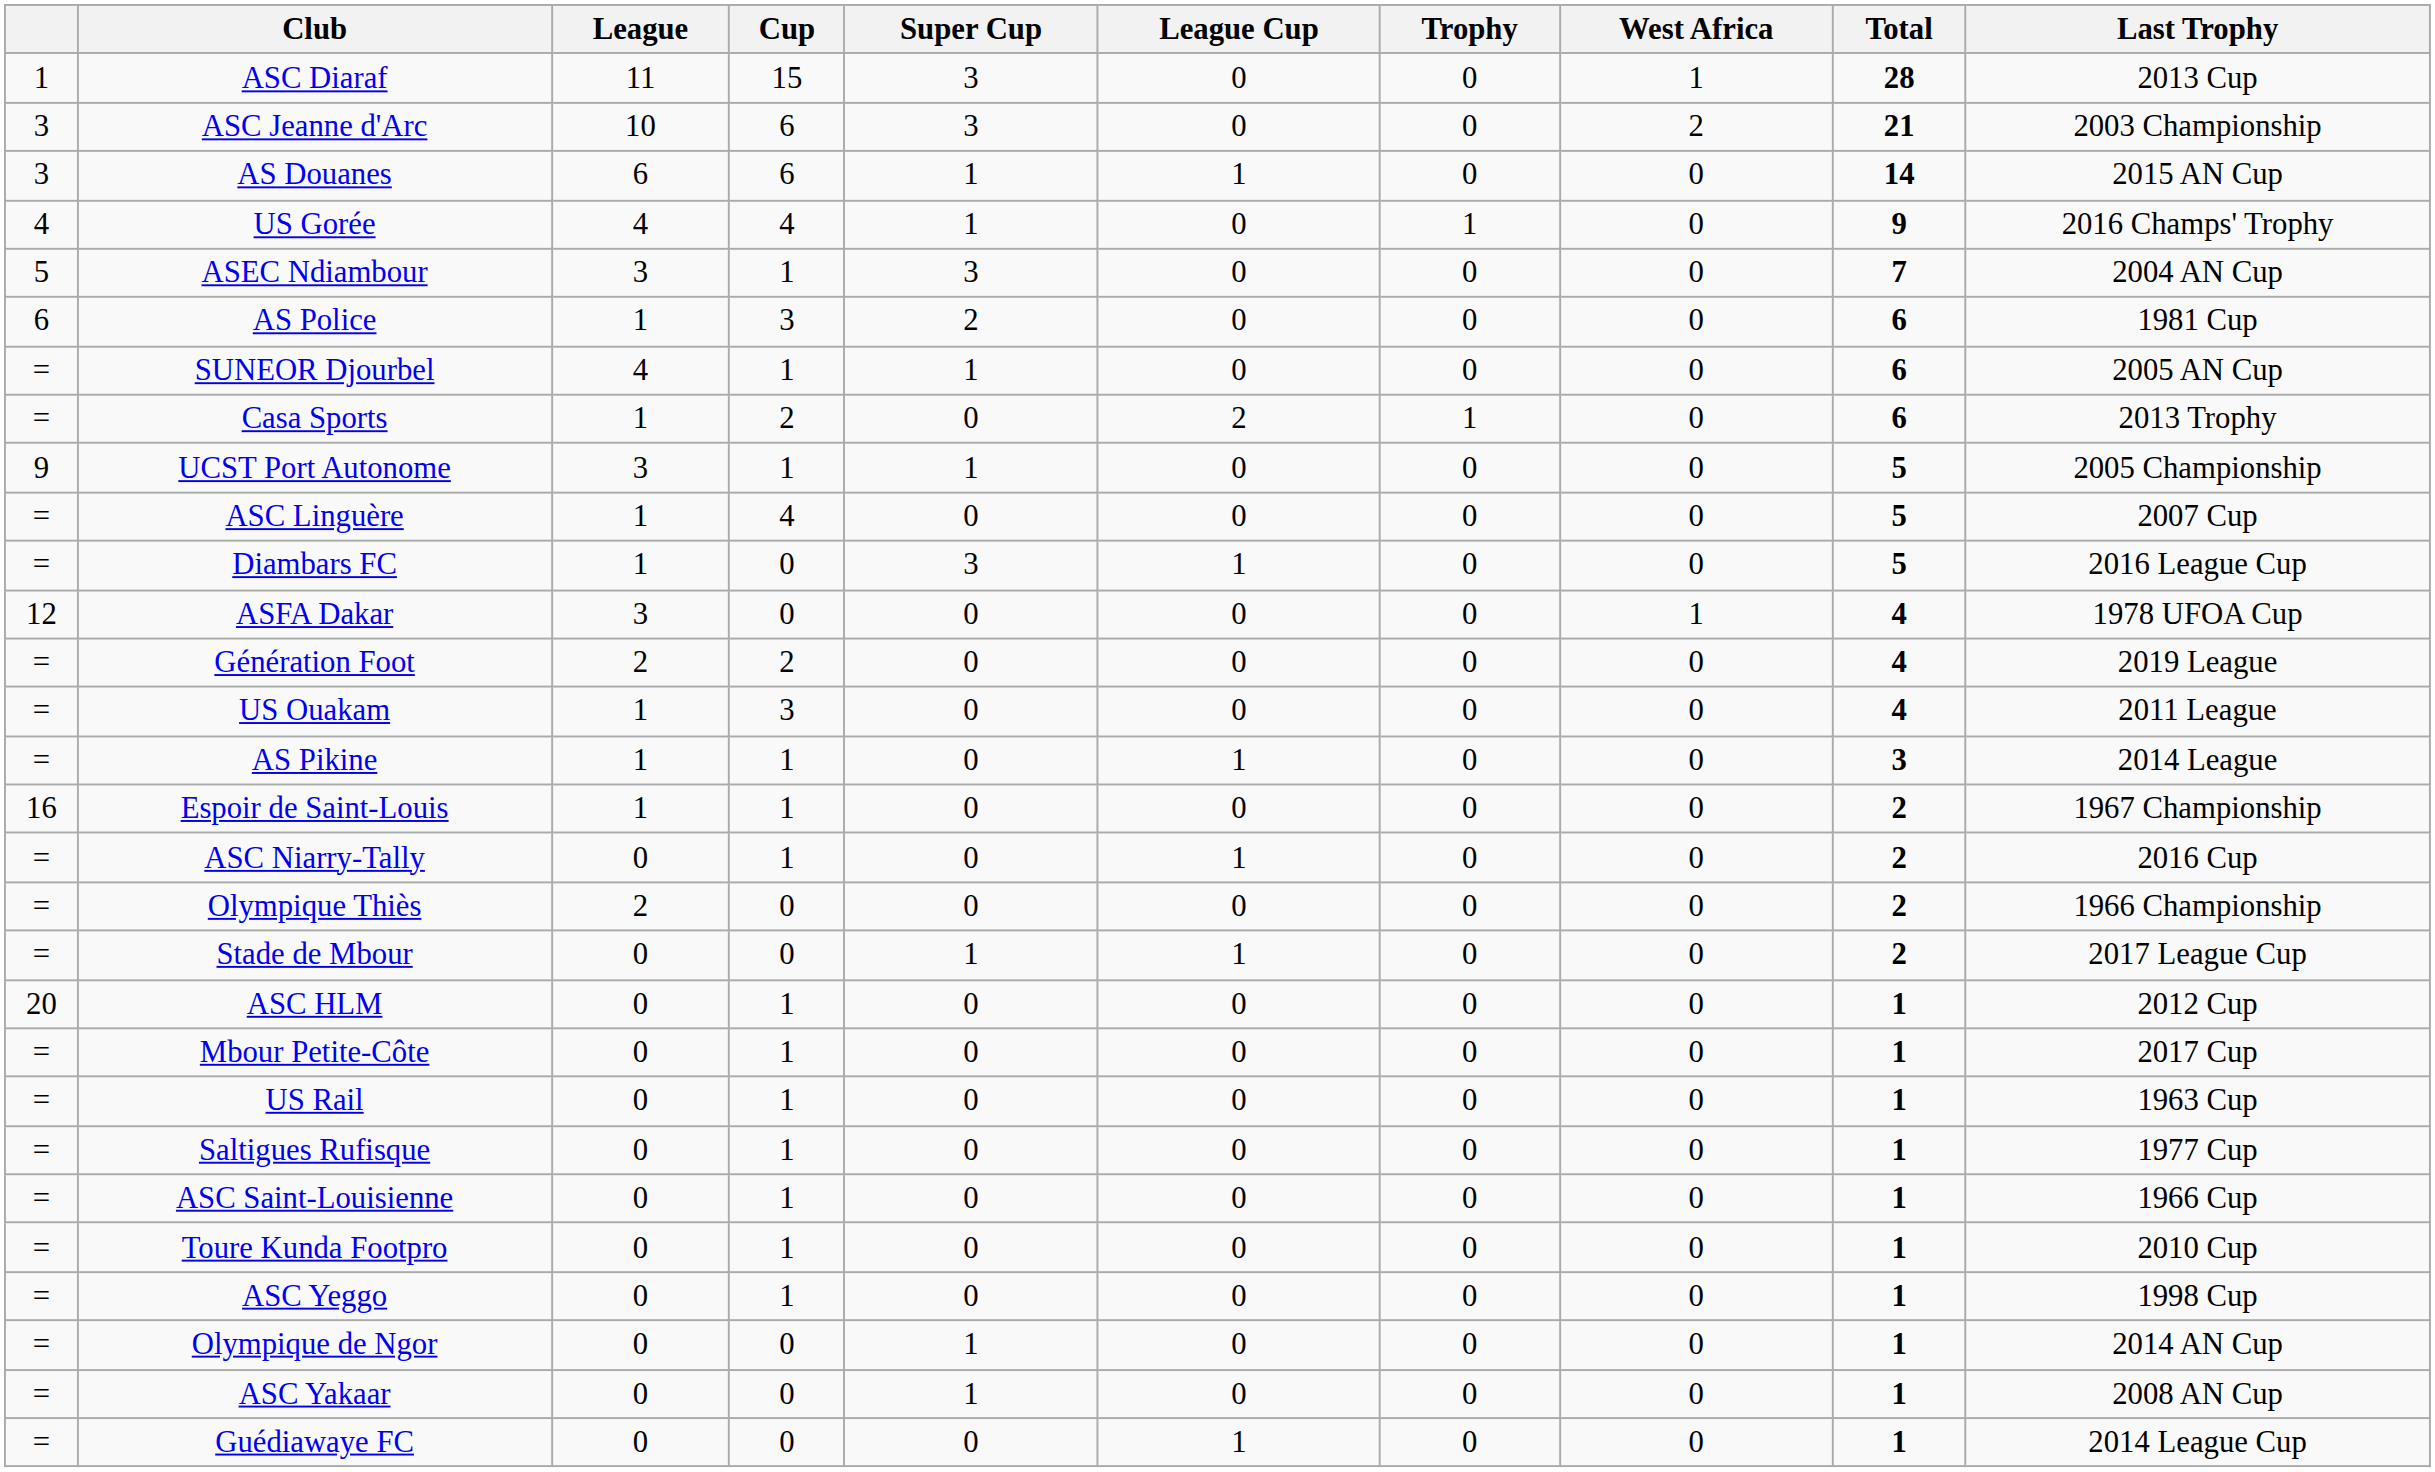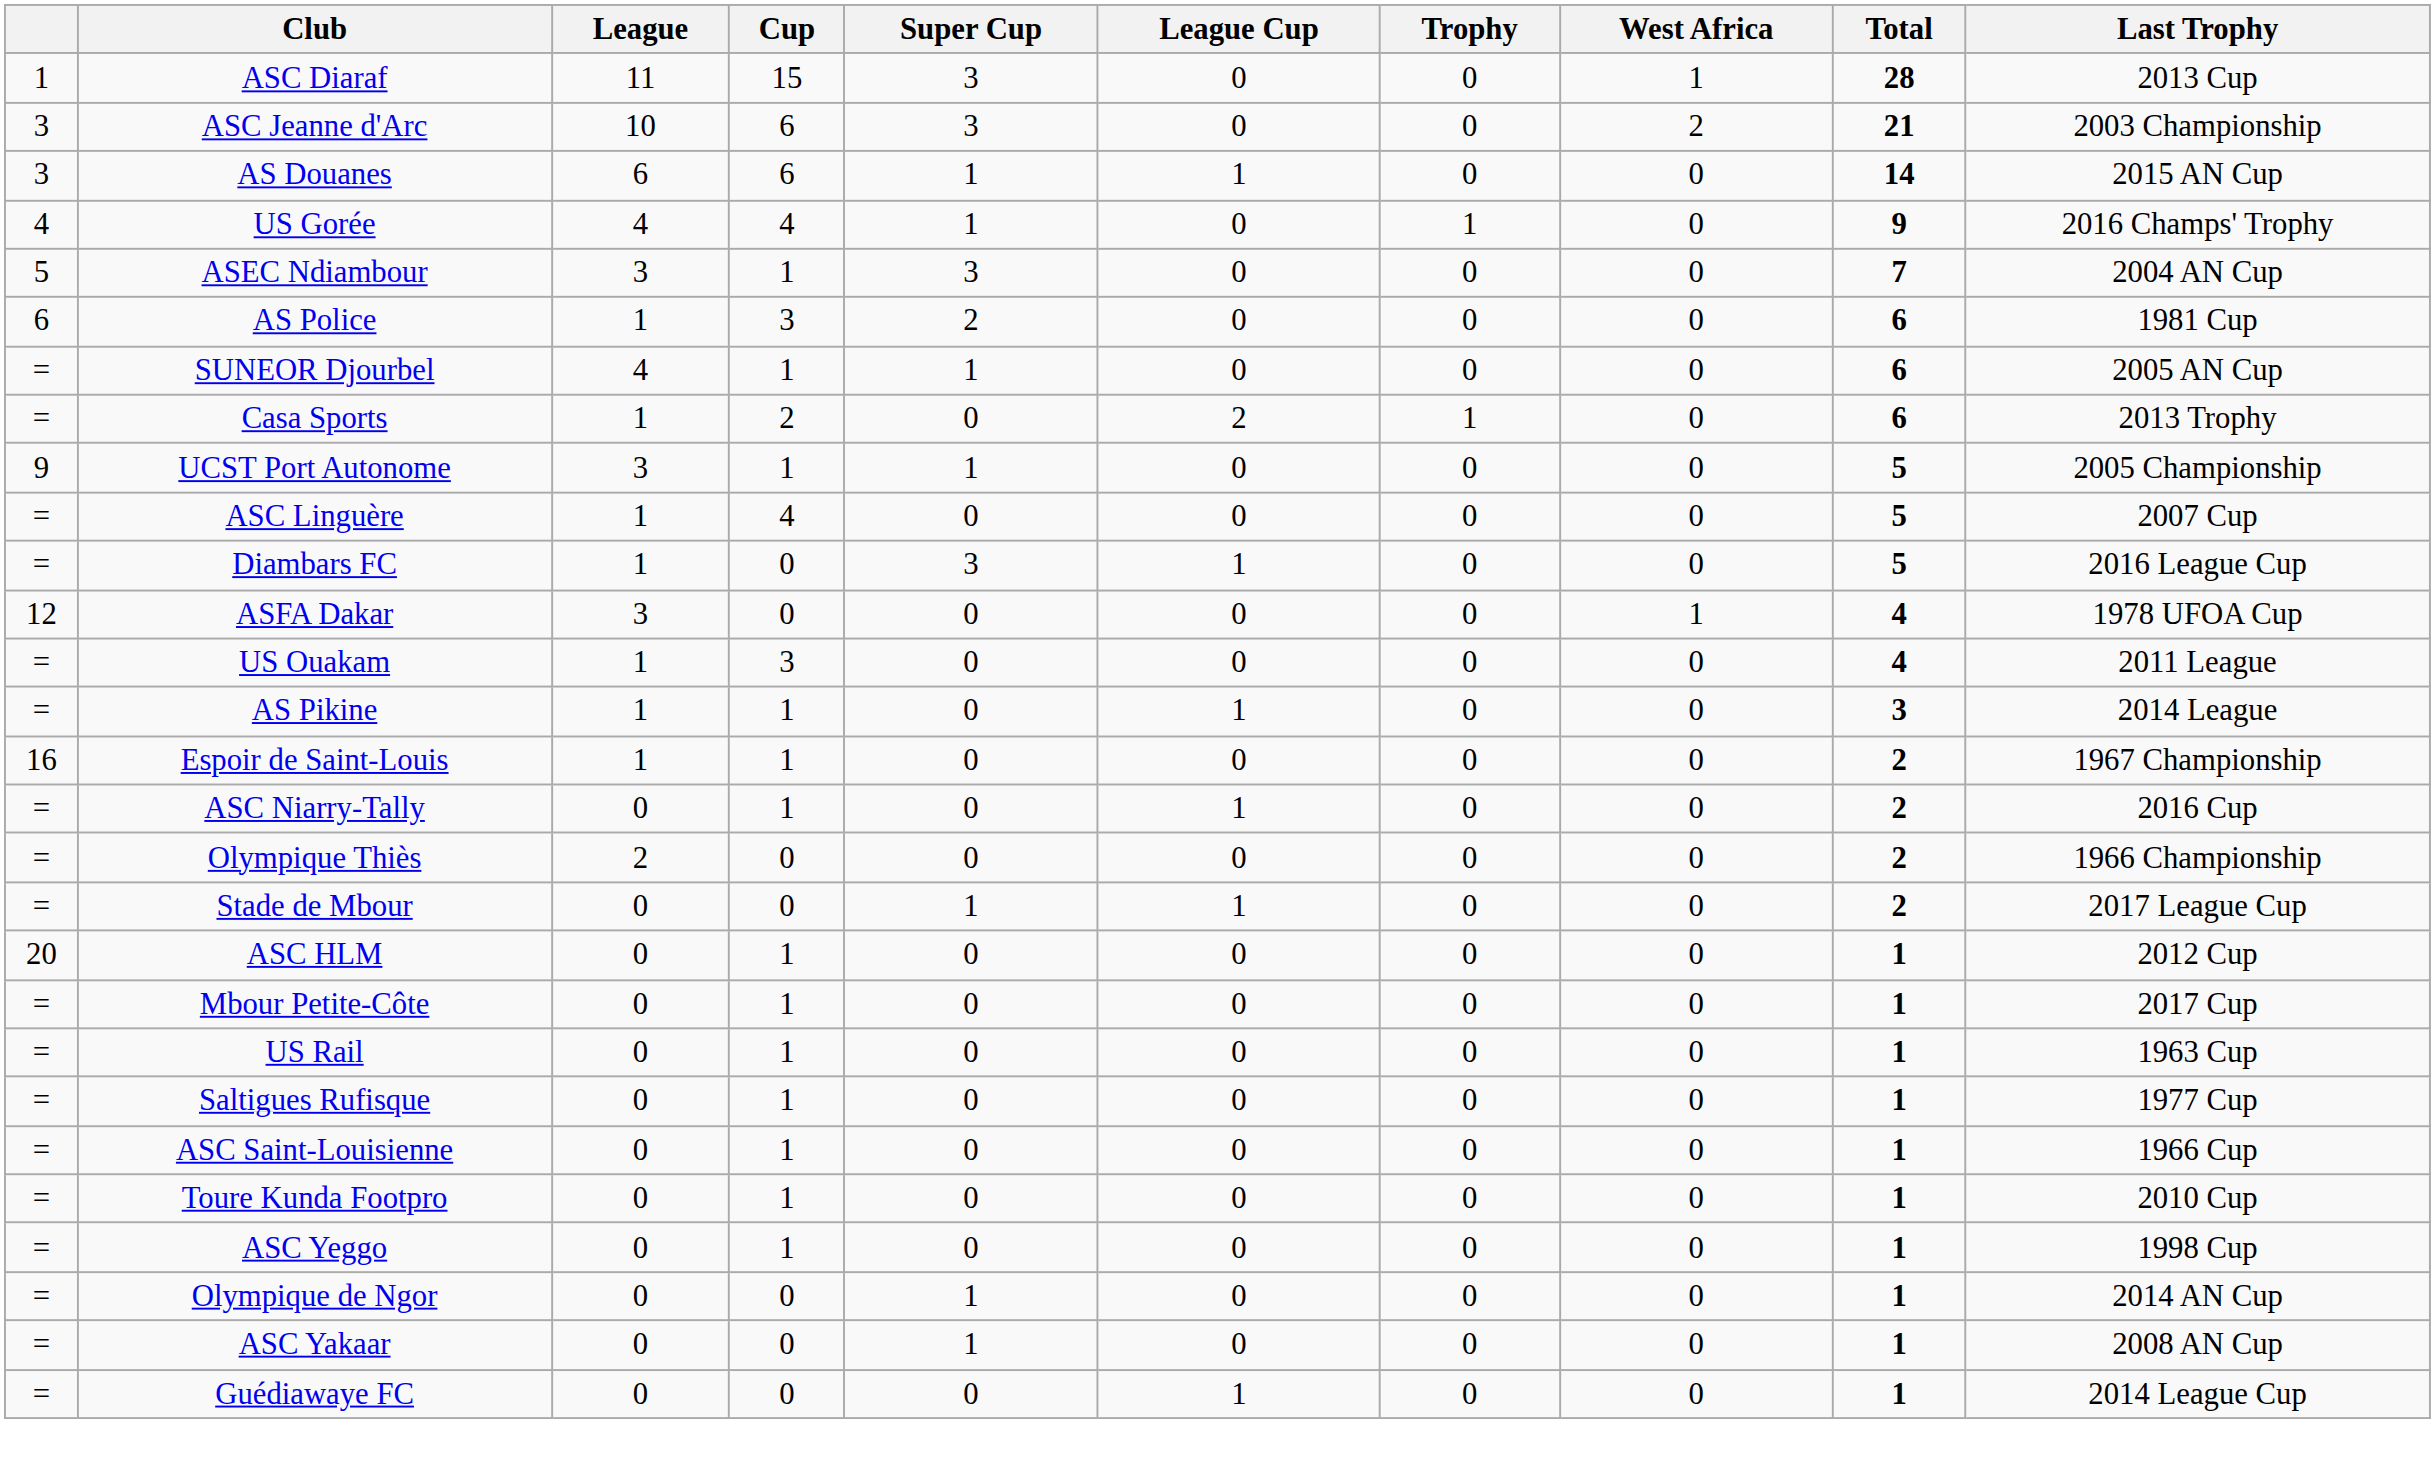- row: (315, 662)
